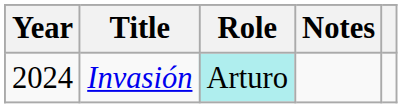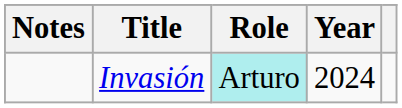columns swapped: (43, 28) <-> (339, 28)
